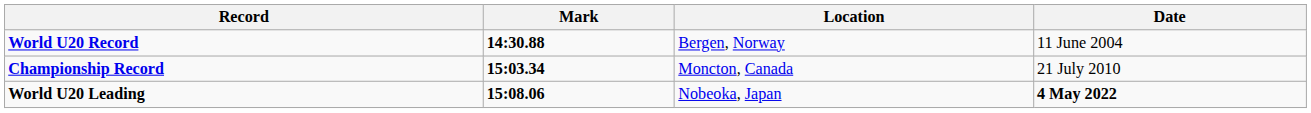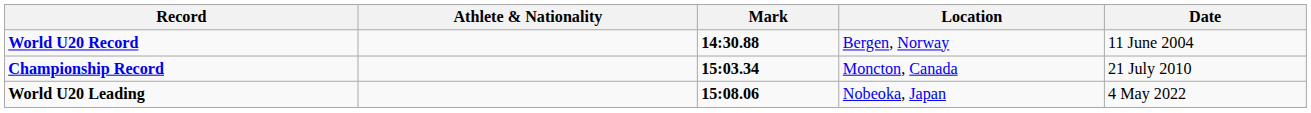+ column: (528, 17)
(1077, 94) bold -> (1147, 94) normal
